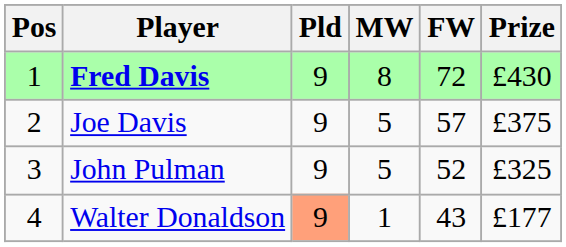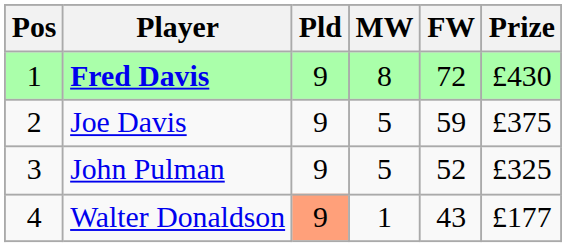(451, 122) 57 -> (451, 122) 59
